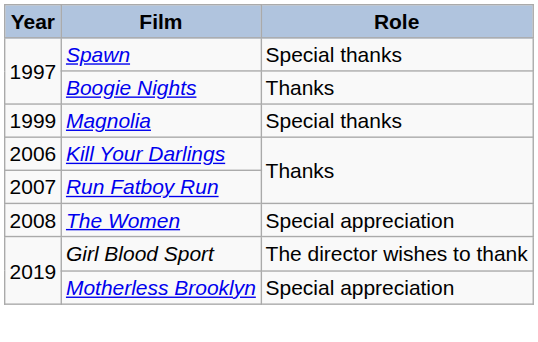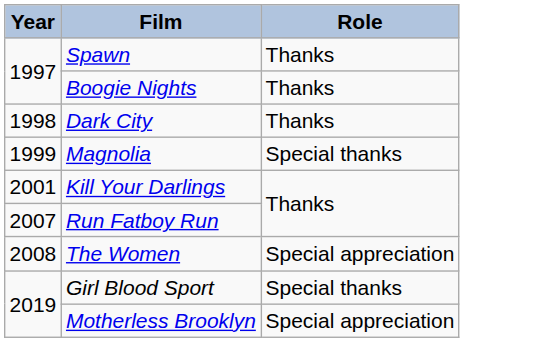(334, 55) Special thanks -> (300, 55) Thanks
+ row: (109, 121)
(33, 154) 2006 -> (33, 188) 2001
(397, 254) The director wishes to thank -> (334, 287) Special thanks
